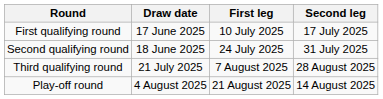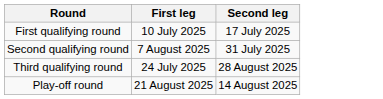- column: (170, 13)
(251, 49) 24 July 2025 -> (174, 49) 7 August 2025
(251, 67) 7 August 2025 -> (174, 67) 24 July 2025
